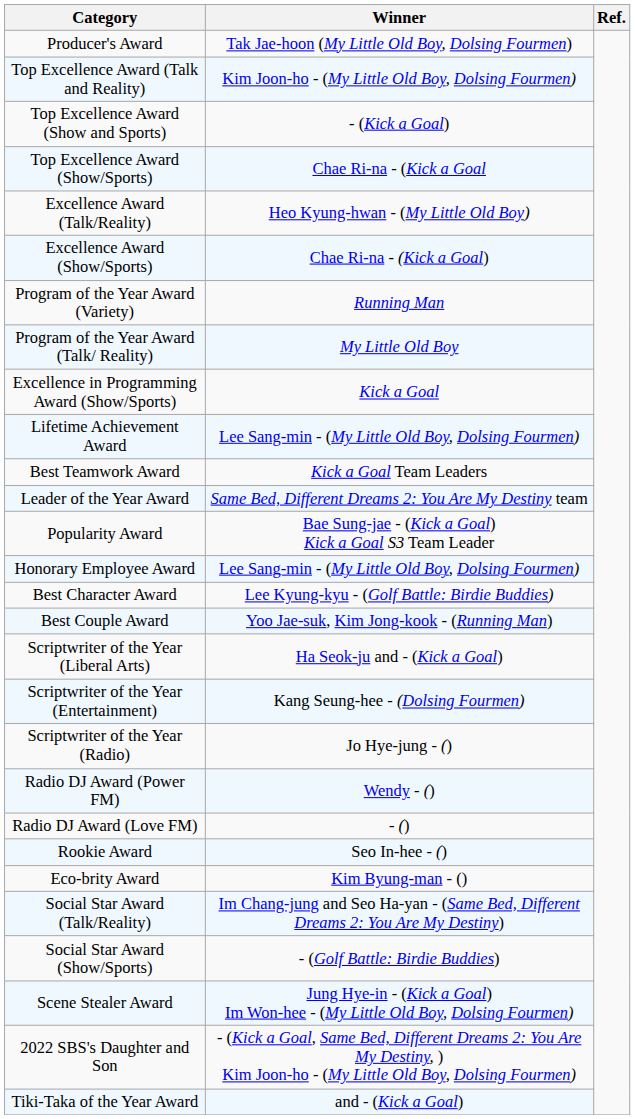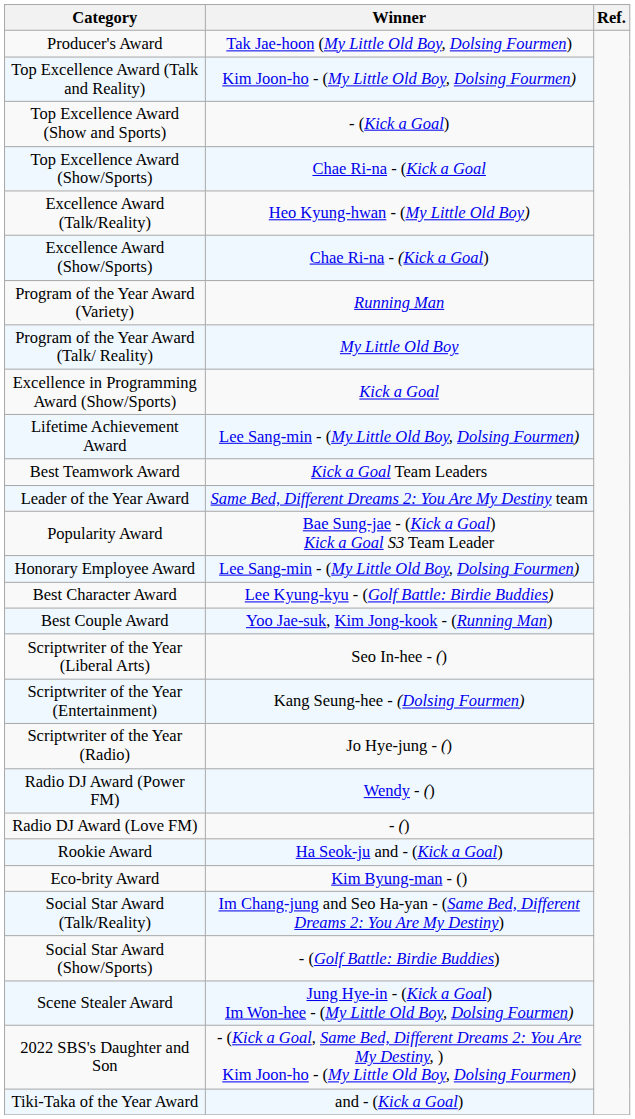(399, 656) Ha Seok-ju and - (Kick a Goal) -> (399, 656) Seo In-hee - ()
(399, 852) Seo In-hee - () -> (399, 852) Ha Seok-ju and - (Kick a Goal)
